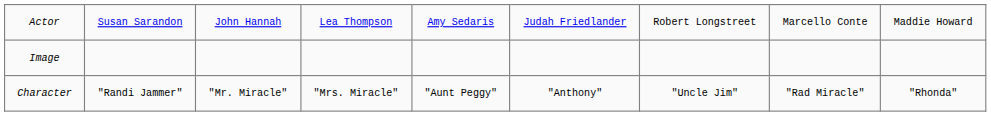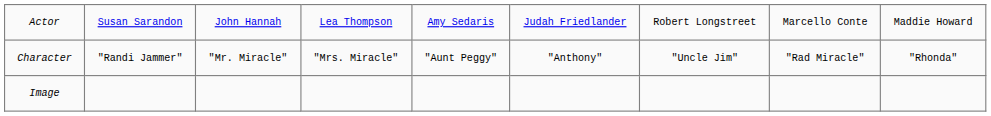rows swapped: (45, 58) <-> (45, 93)
